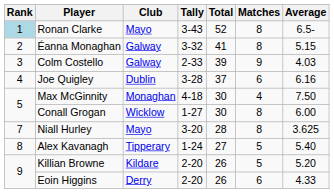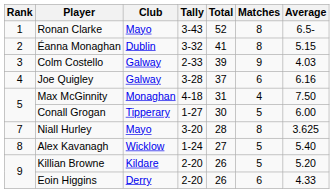(20, 29) lightblue background -> (20, 29) no background
(143, 46) Galway -> (141, 46) Dublin
(141, 79) Dublin -> (143, 79) Galway
(221, 96) 30 -> (221, 96) 31
(145, 113) Wicklow -> (148, 113) Tipperary
(259, 113) 8 -> (259, 113) 5
(148, 146) Tipperary -> (145, 146) Wicklow
